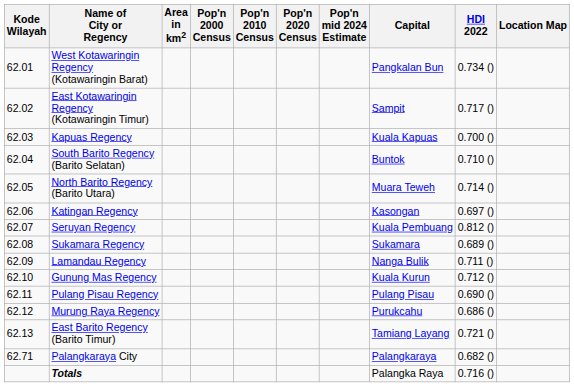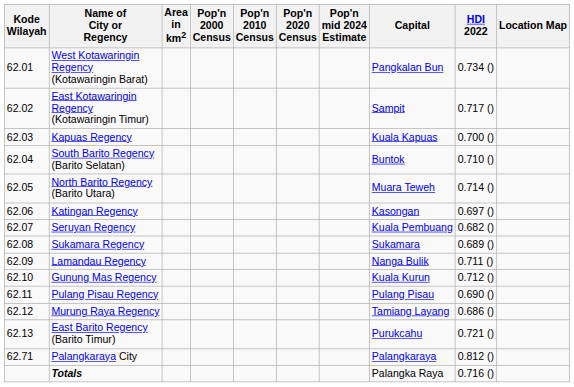(476, 228) 0.812 () -> (476, 228) 0.682 ()
(397, 311) Purukcahu -> (411, 311) Tamiang Layang
(411, 334) Tamiang Layang -> (397, 334) Purukcahu
(476, 357) 0.682 () -> (476, 357) 0.812 ()
